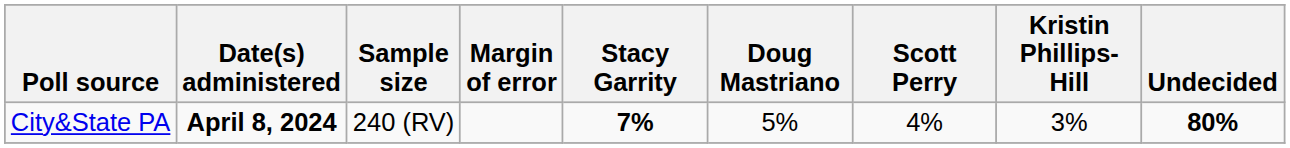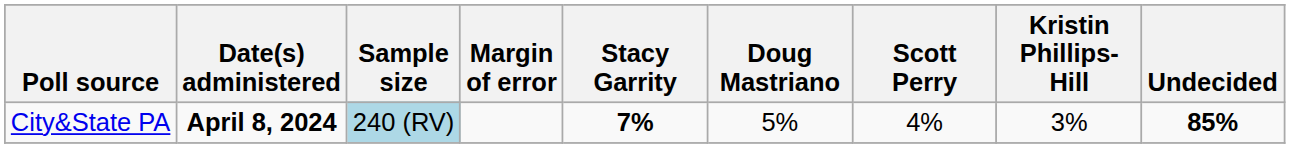(404, 122) no background -> (404, 122) lightblue background
(1213, 122) 80% -> (1213, 122) 85%
